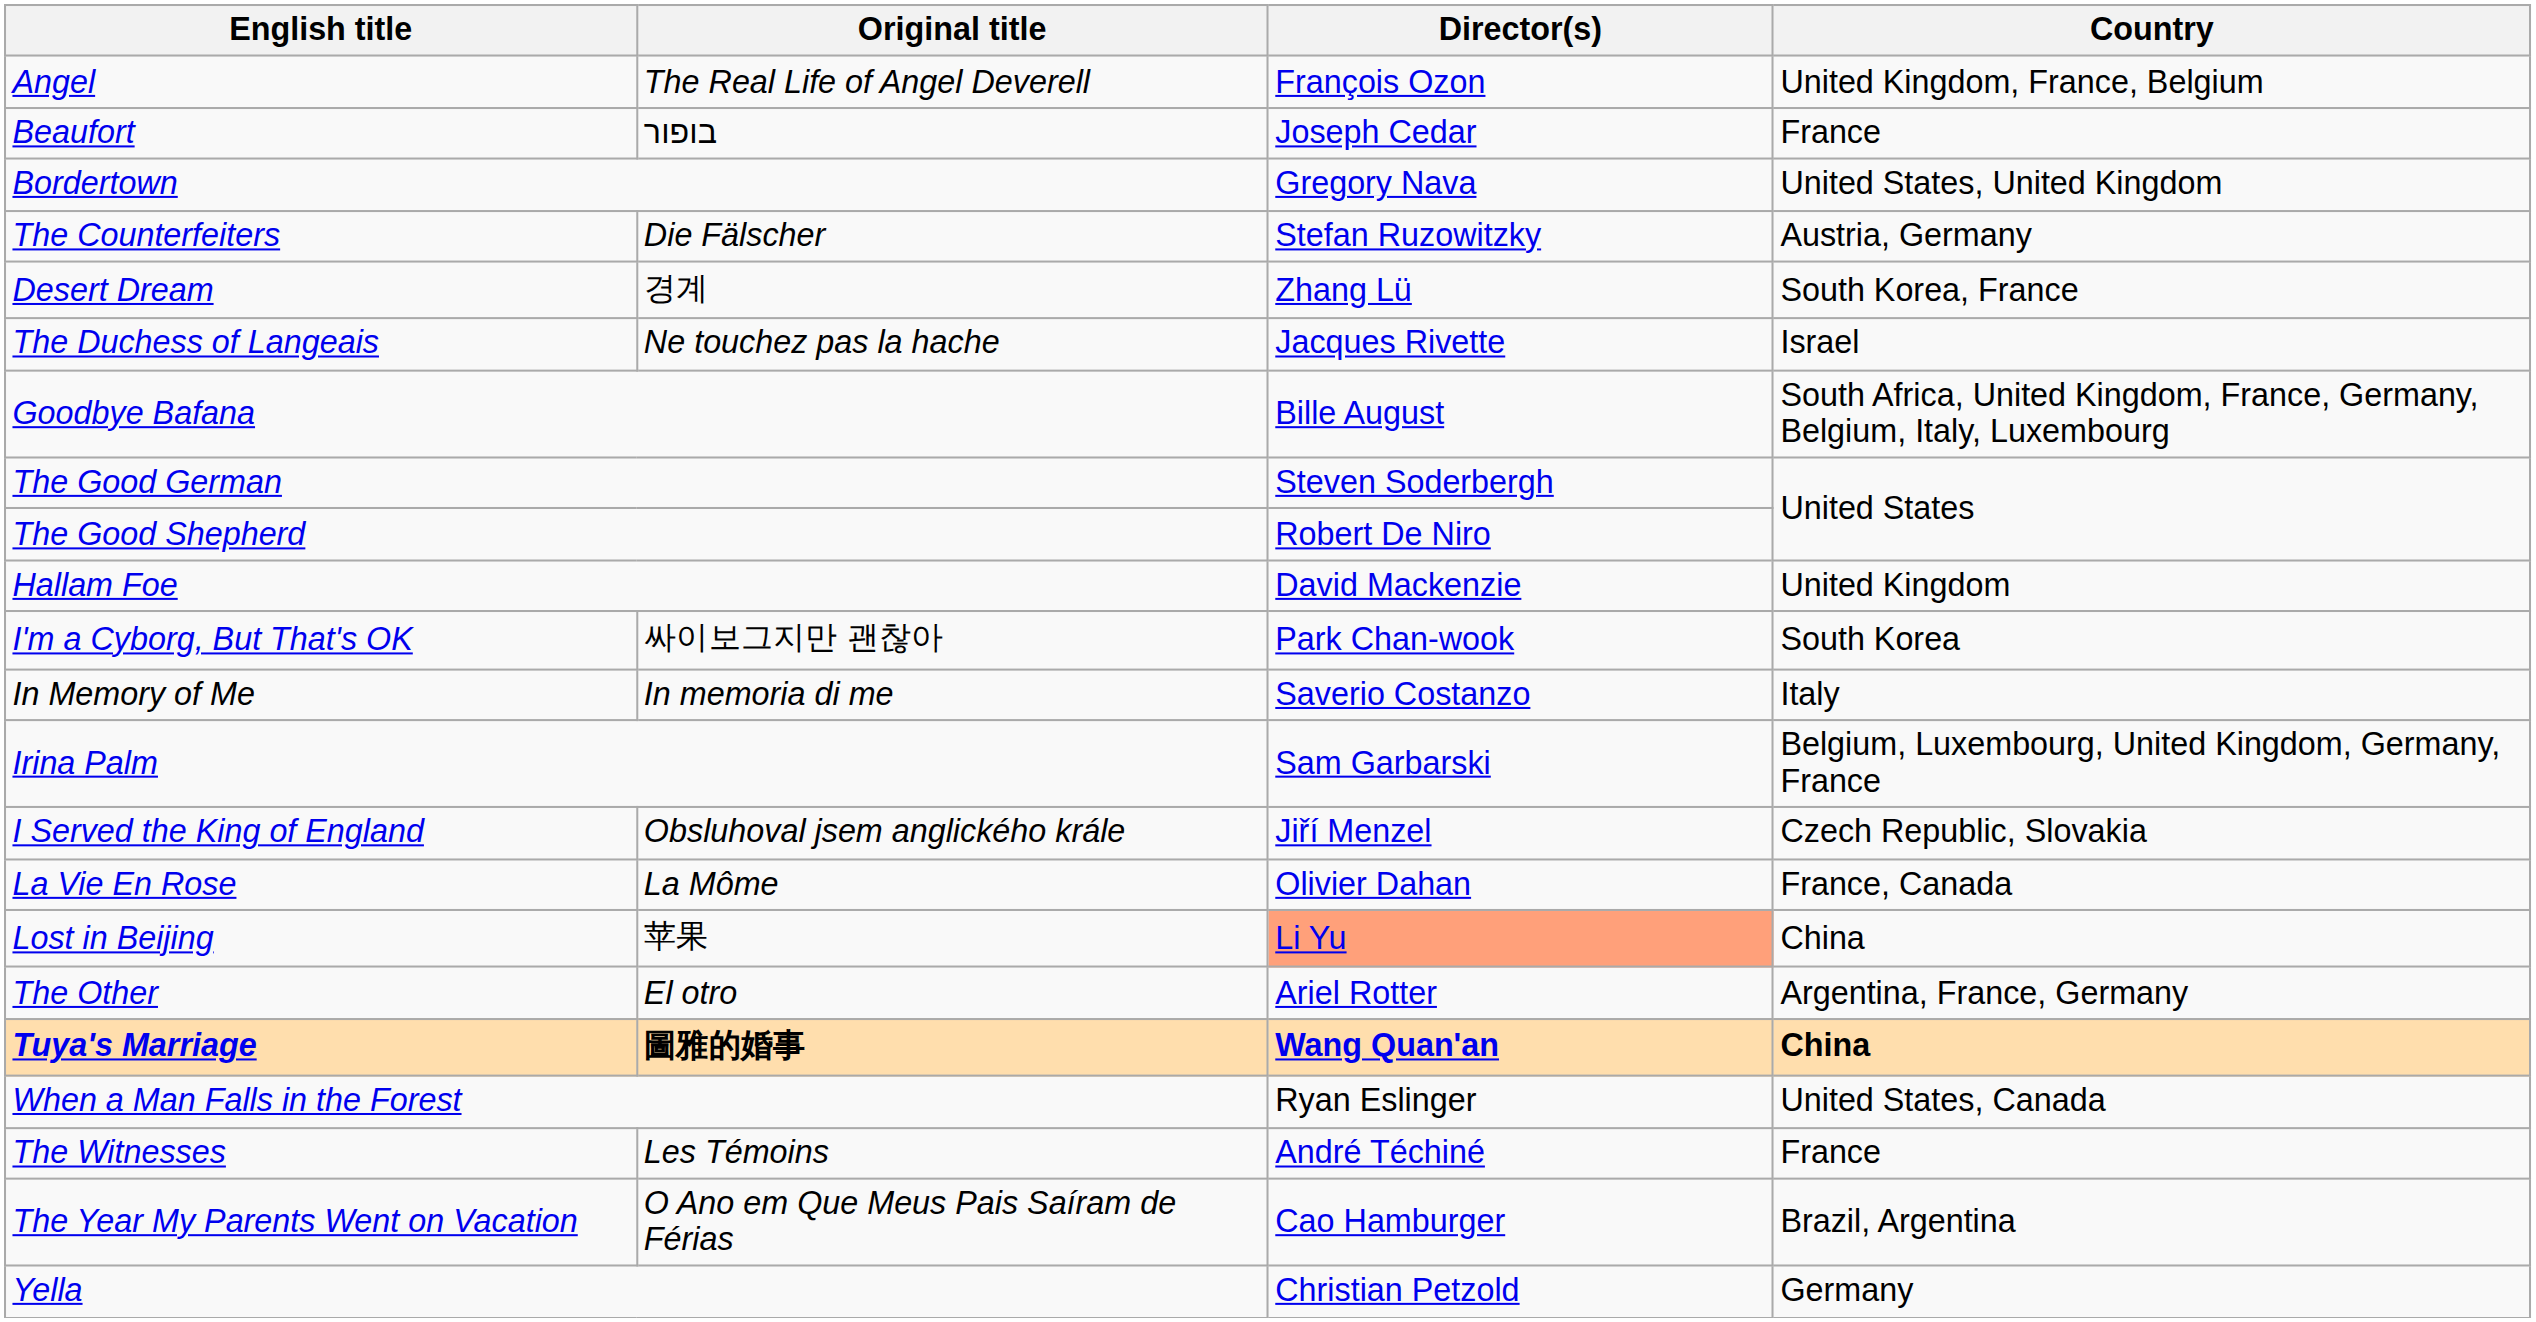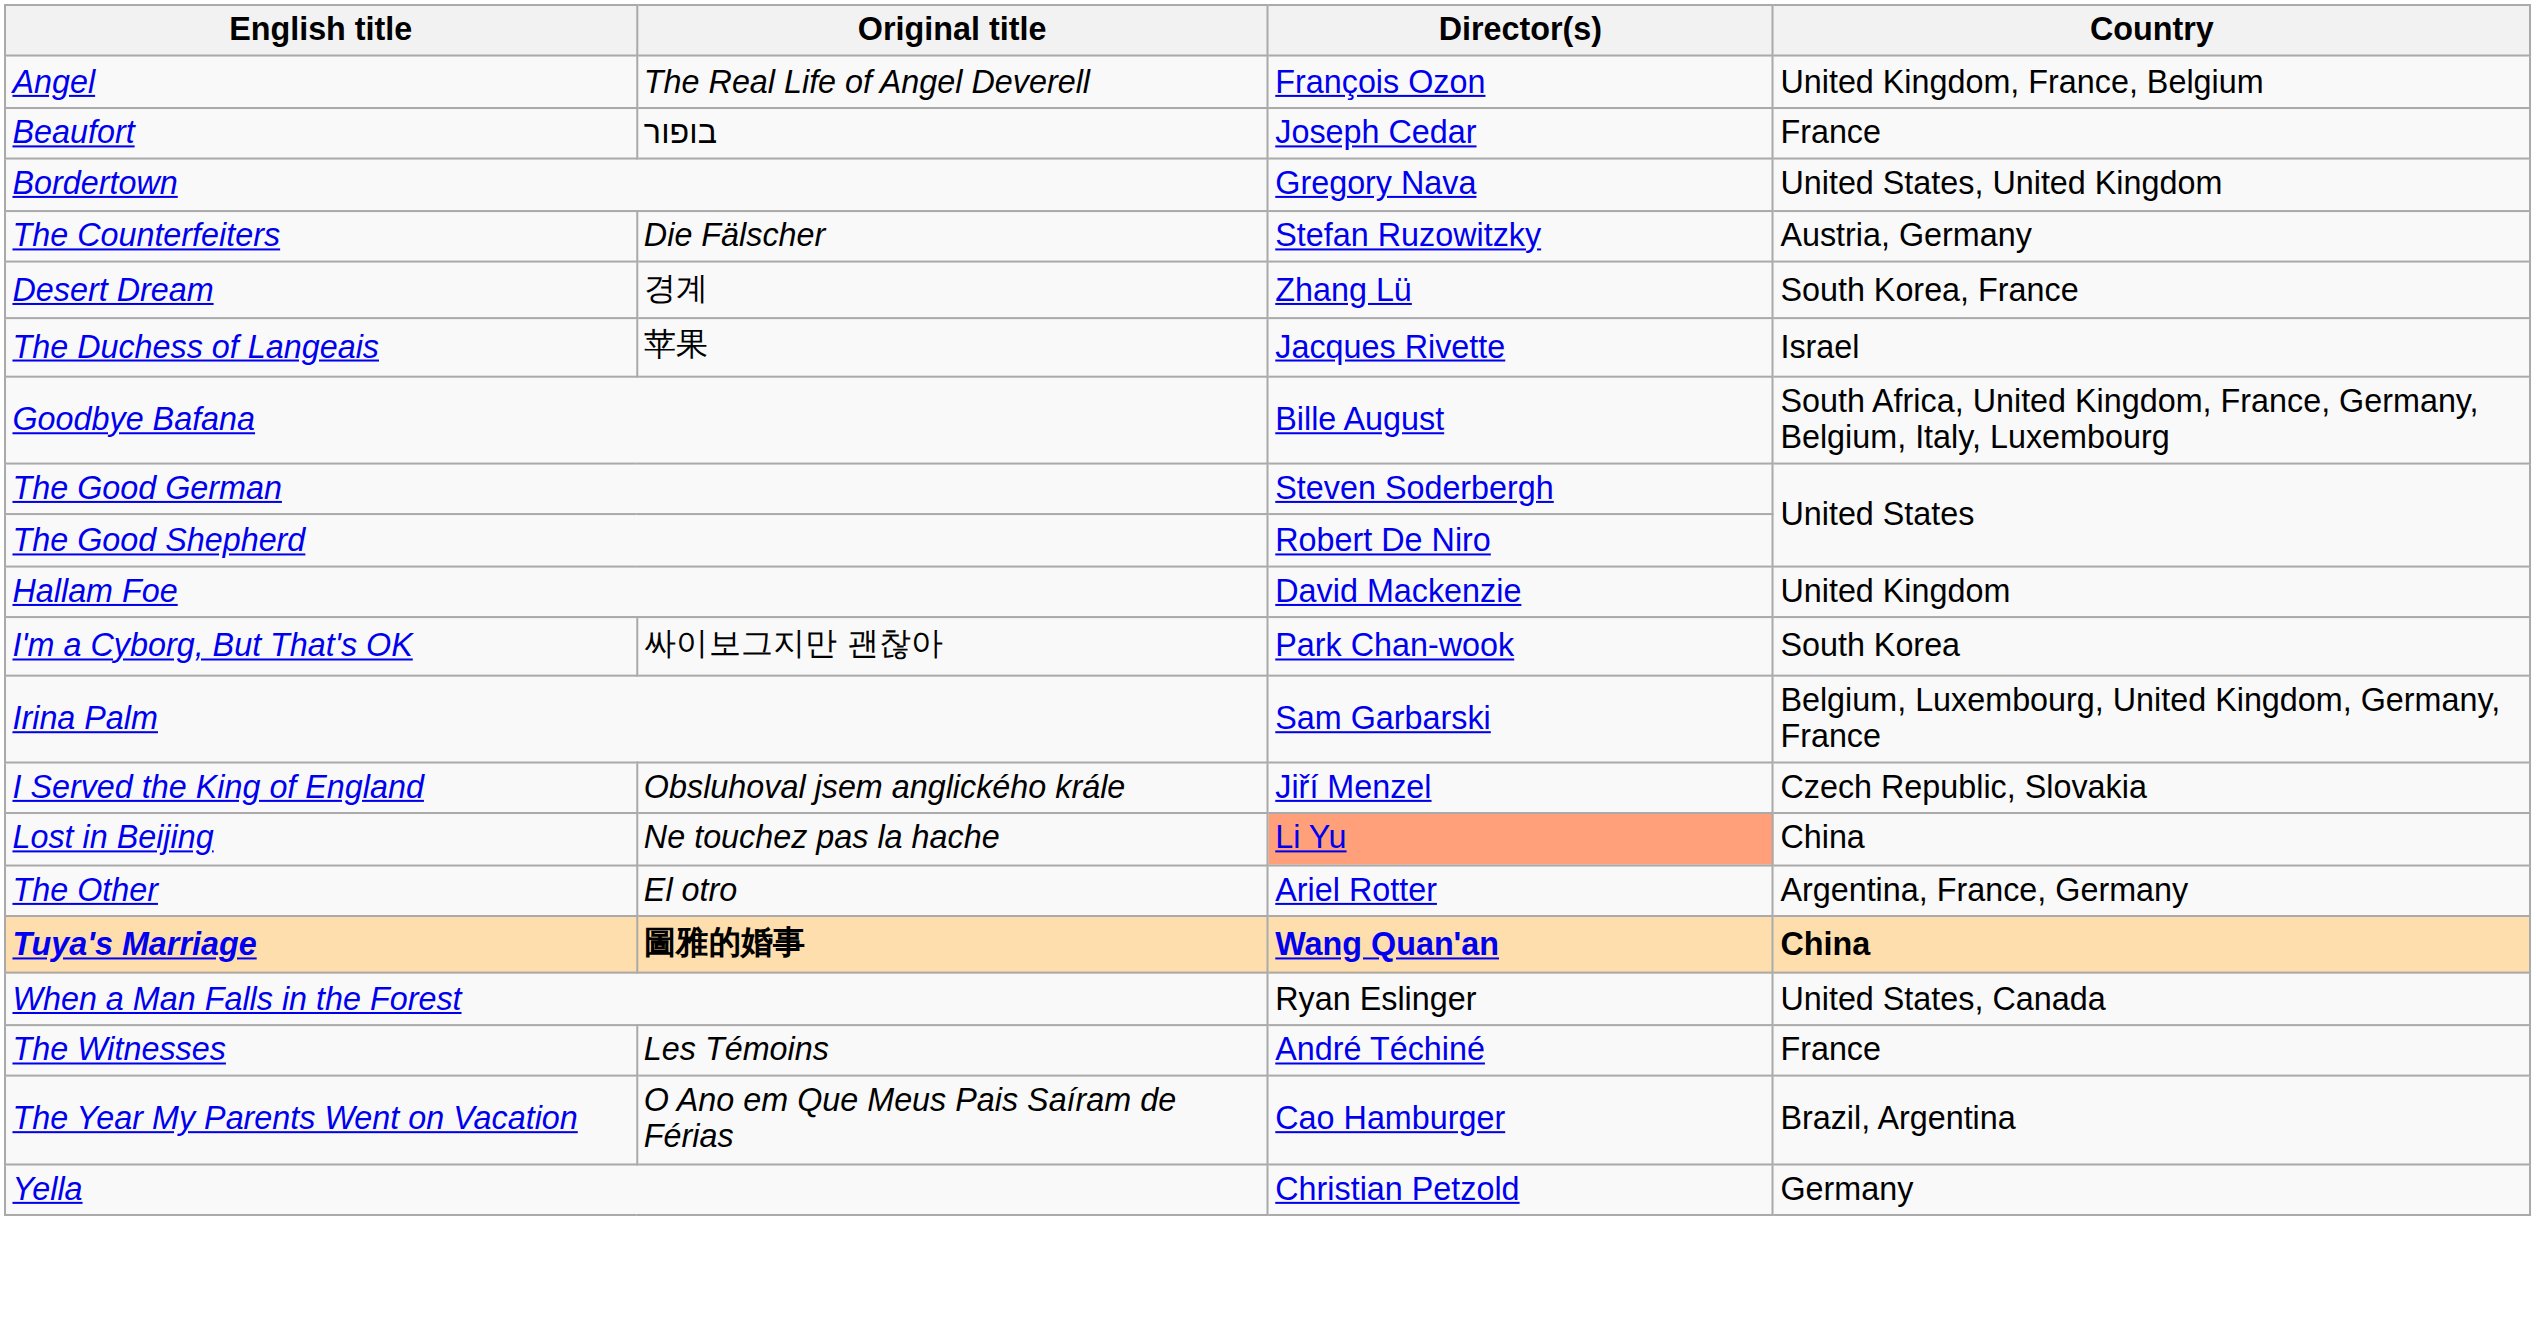(822, 343) Ne touchez pas la hache -> (676, 345) 苹果
- row: (134, 693)
- row: (124, 883)
(676, 937) 苹果 -> (822, 838) Ne touchez pas la hache
